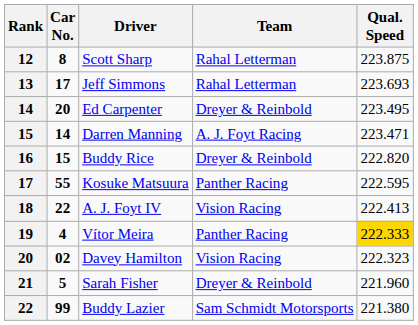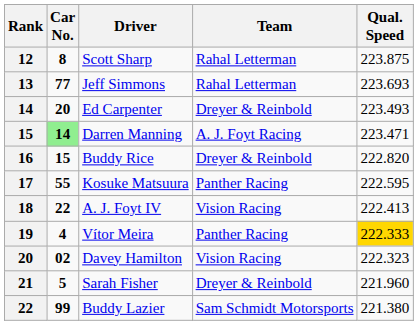(63, 84) 17 -> (63, 84) 77
(385, 109) 223.495 -> (385, 109) 223.493
(63, 134) no background -> (63, 134) lightgreen background
